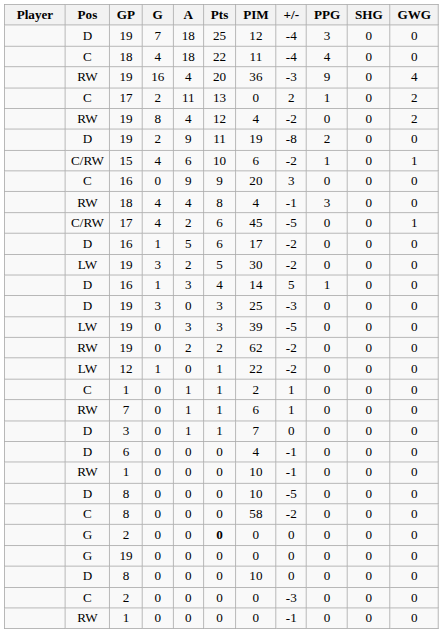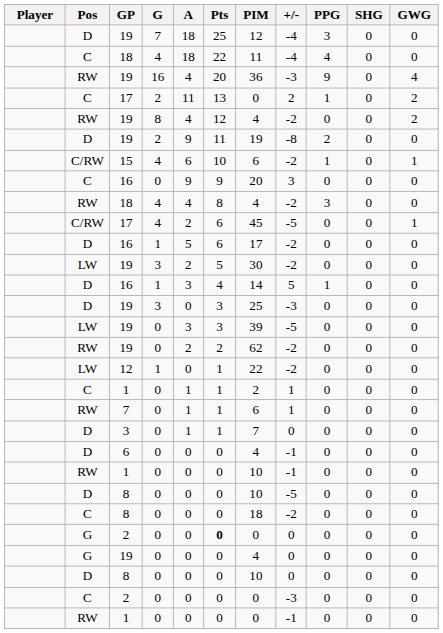(291, 202) -1 -> (291, 202) -2
(256, 514) 58 -> (256, 514) 18
(256, 555) 0 -> (256, 555) 4
